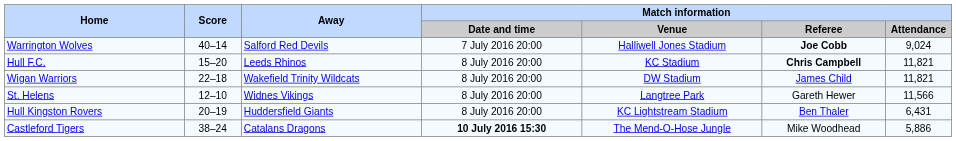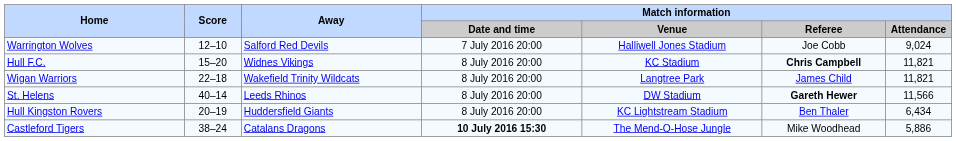(213, 46) 40–14 -> (213, 46) 12–10
(824, 46) bold -> (824, 46) normal
(275, 62) Leeds Rhinos -> (279, 62) Widnes Vikings
(672, 79) DW Stadium -> (672, 79) Langtree Park
(213, 95) 12–10 -> (213, 95) 40–14
(279, 95) Widnes Vikings -> (275, 95) Leeds Rhinos
(672, 95) Langtree Park -> (672, 95) DW Stadium
(824, 95) normal -> (824, 95) bold
(918, 112) 6,431 -> (918, 112) 6,434
